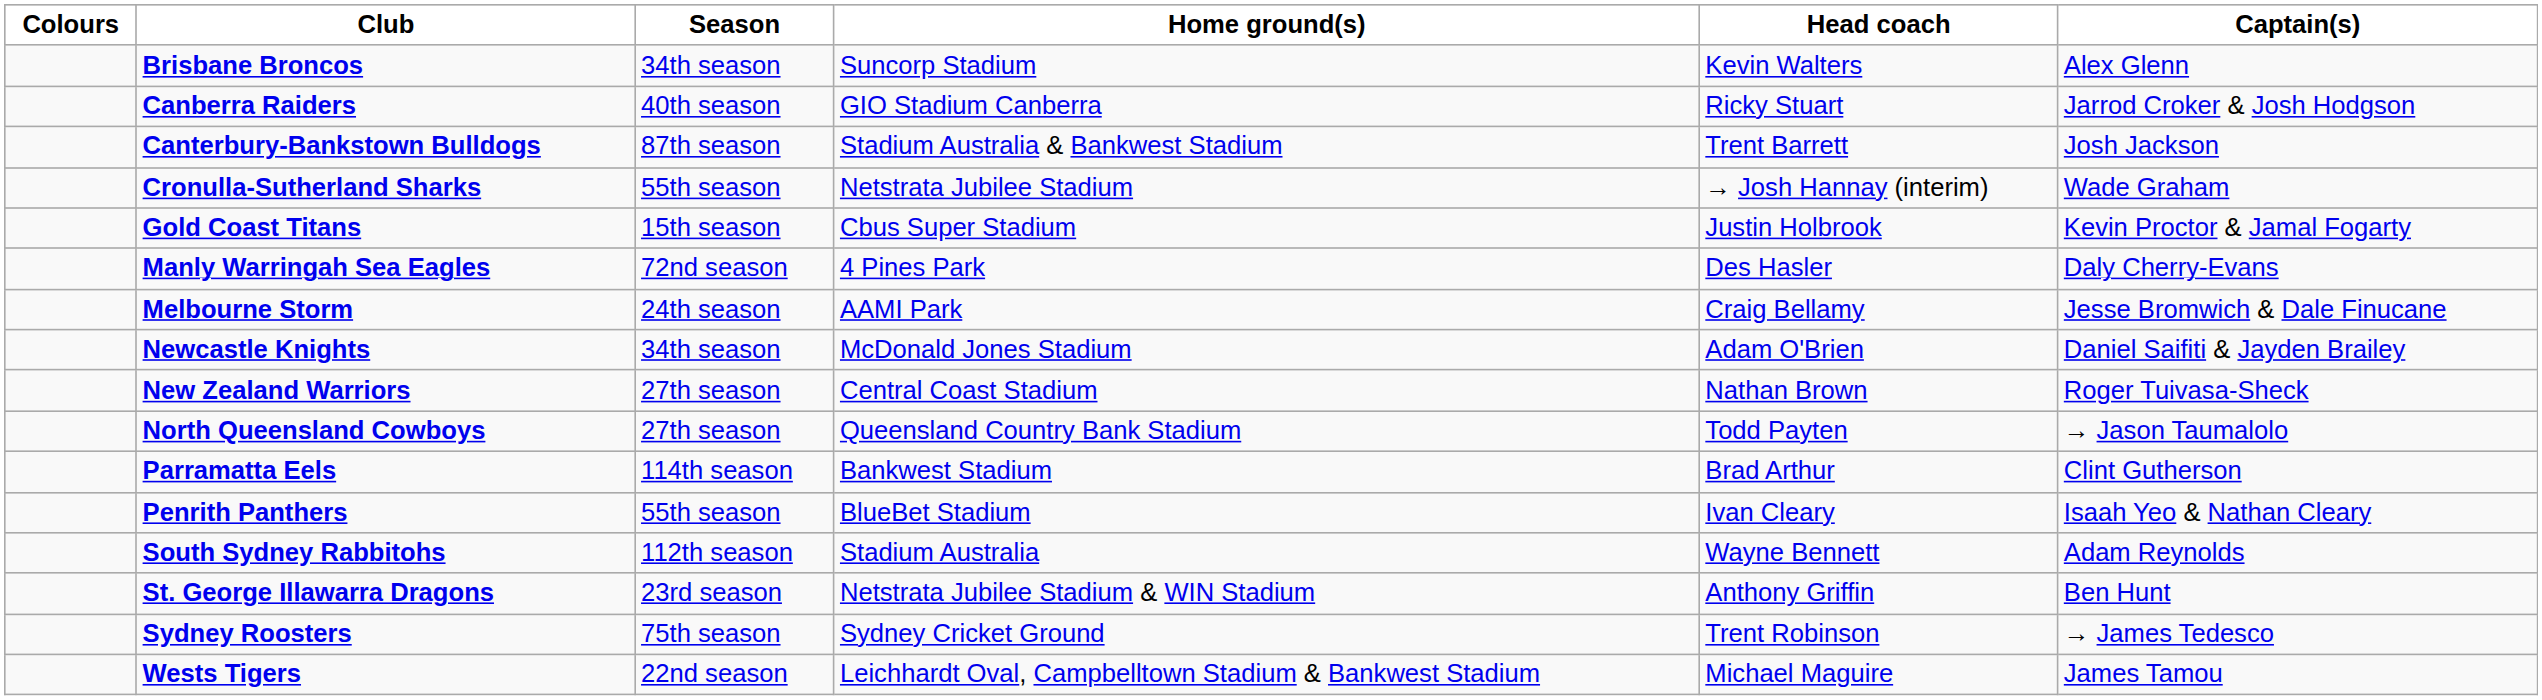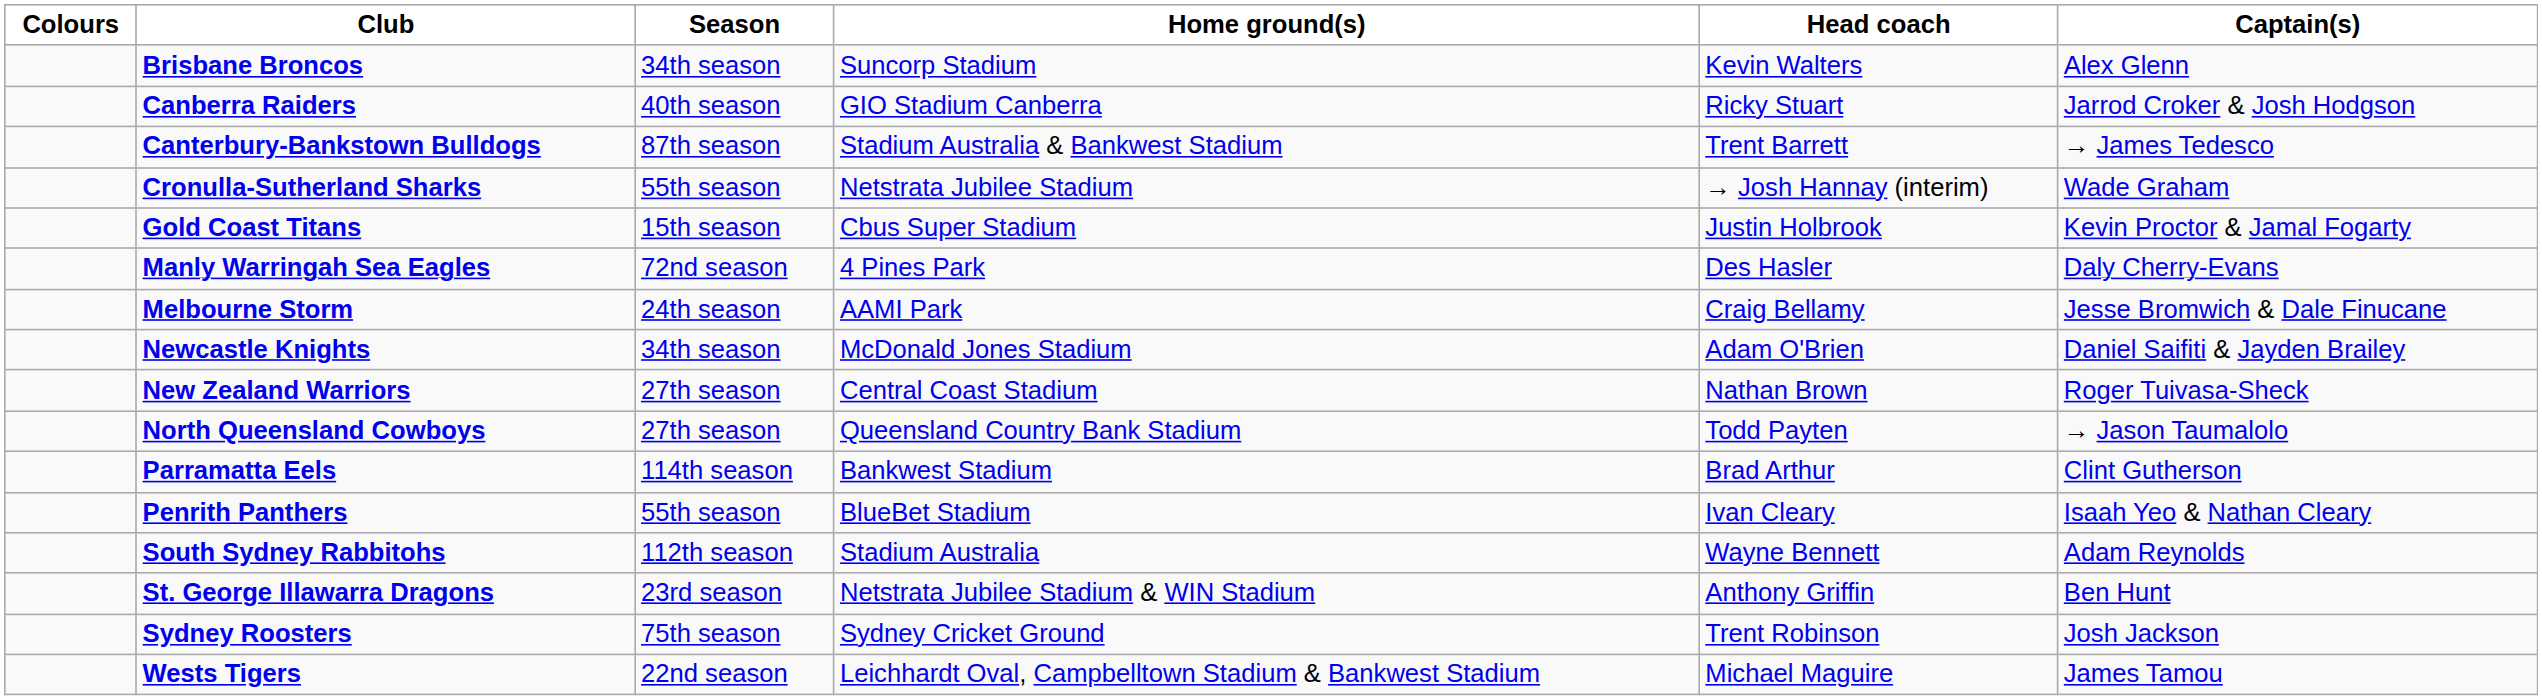(2141, 146) Josh Jackson -> (2169, 146) → James Tedesco
(2169, 633) → James Tedesco -> (2141, 633) Josh Jackson
